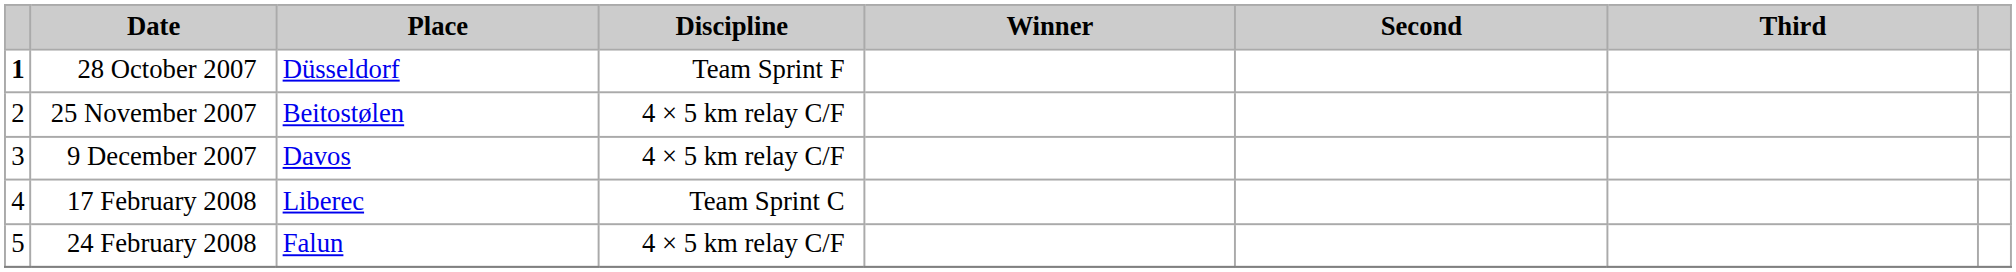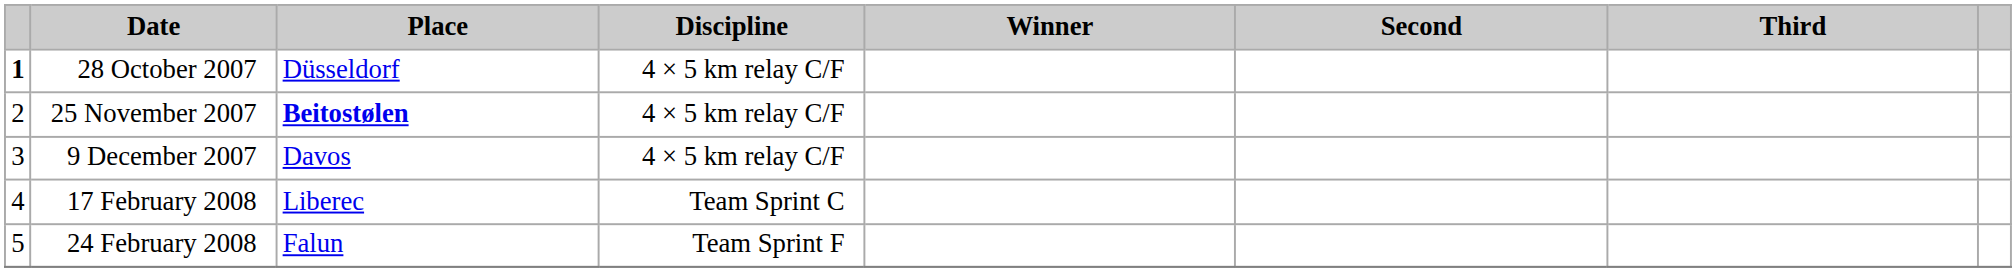(775, 69) Team Sprint F -> (750, 69) 4 × 5 km relay C/F
(343, 113) normal -> (346, 113) bold
(750, 244) 4 × 5 km relay C/F -> (775, 244) Team Sprint F
